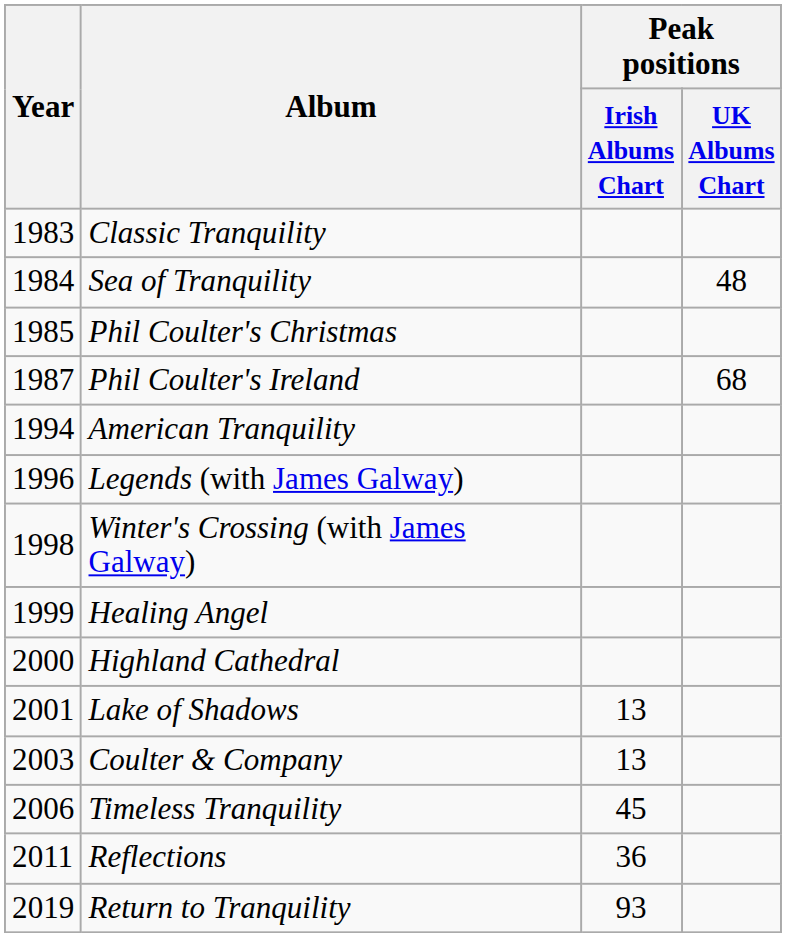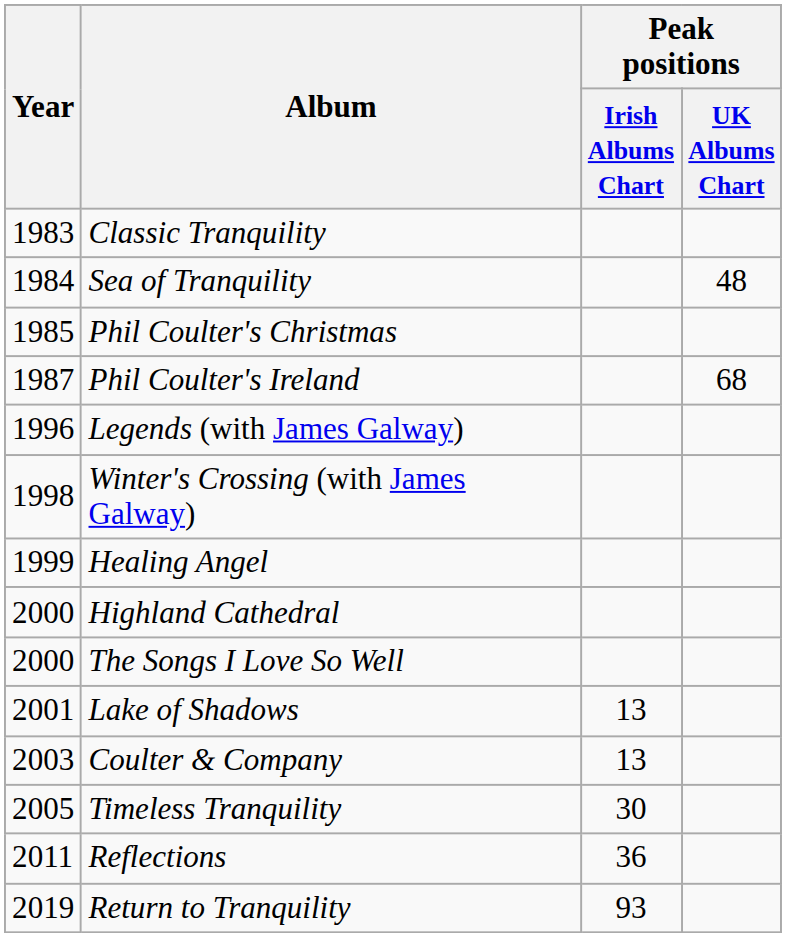- row: (222, 429)
+ row: (246, 661)
(43, 808) 2006 -> (43, 808) 2005
(631, 808) 45 -> (631, 808) 30
